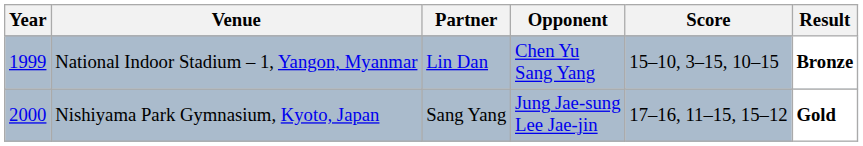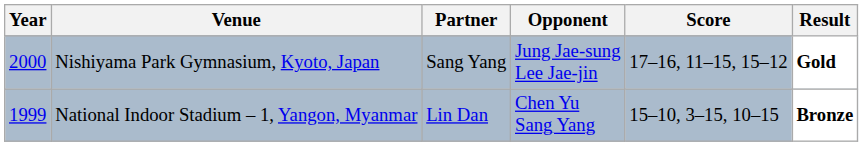rows swapped: (236, 62) <-> (217, 115)
